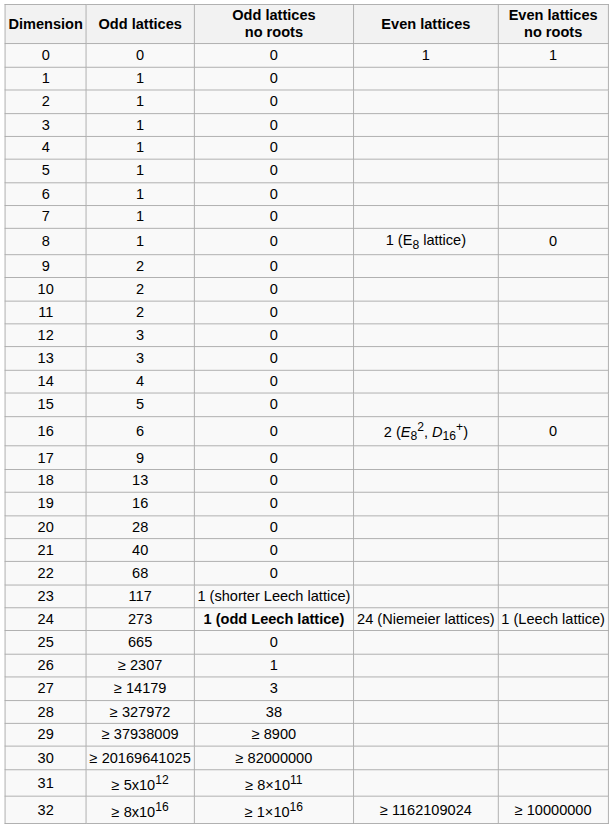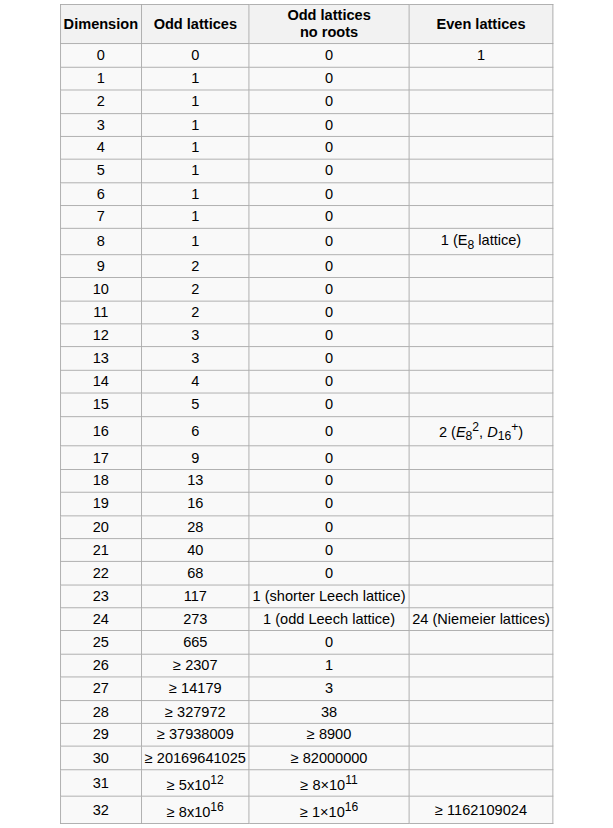- column: (553, 24)
(274, 619) bold -> (329, 619) normal
